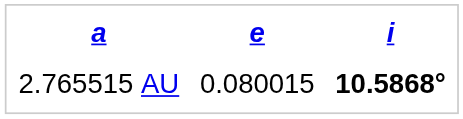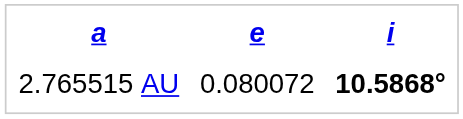(257, 84) 0.080015 -> (257, 84) 0.080072
